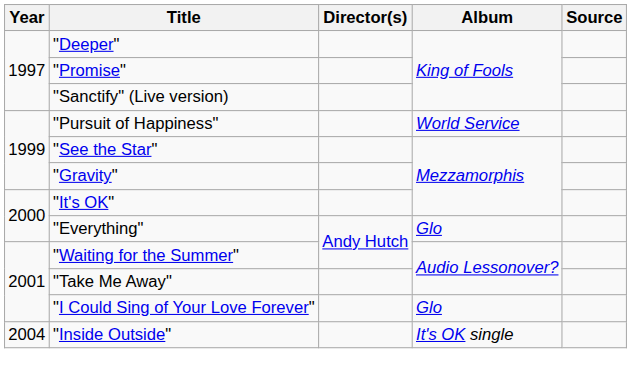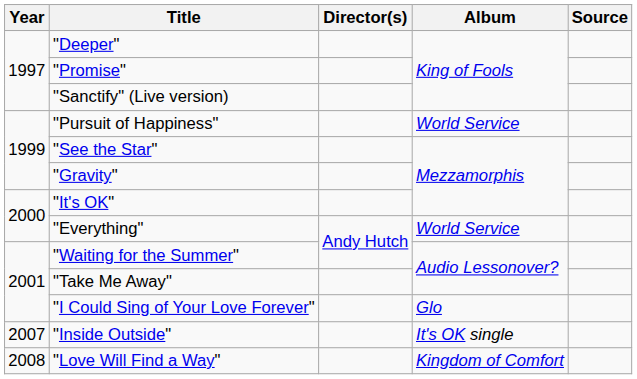(429, 228) Glo -> (468, 228) World Service
(27, 334) 2004 -> (27, 334) 2007
+ row: (137, 360)
